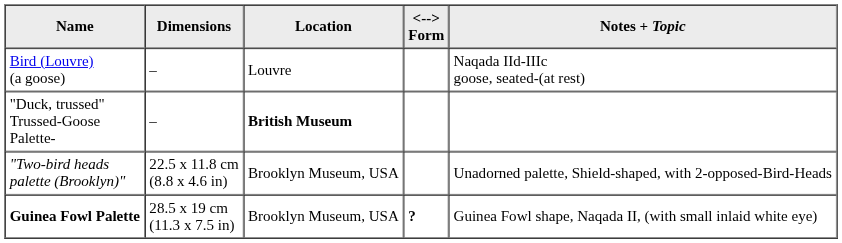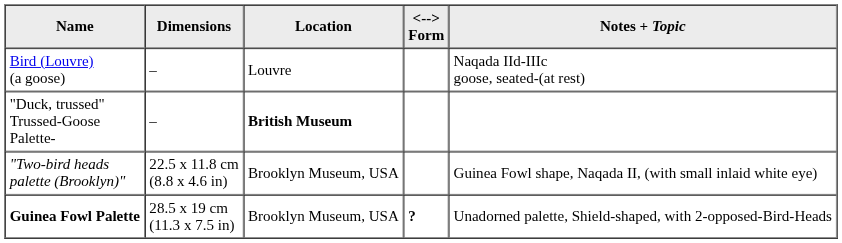(643, 173) Unadorned palette, Shield-shaped, with 2-opposed-Bird-Heads -> (635, 173) Guinea Fowl shape, Naqada II, (with small inlaid white eye)
(635, 216) Guinea Fowl shape, Naqada II, (with small inlaid white eye) -> (643, 216) Unadorned palette, Shield-shaped, with 2-opposed-Bird-Heads
